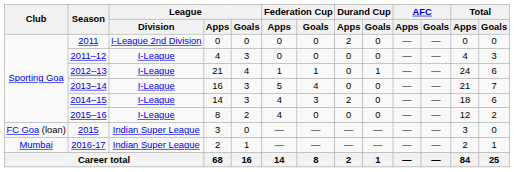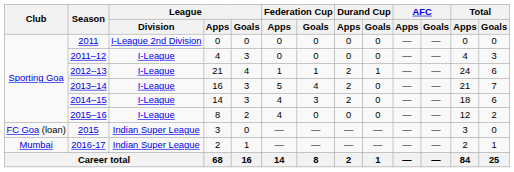(349, 42) 2 -> (349, 42) 0
(349, 71) 0 -> (349, 71) 2
(349, 86) 0 -> (349, 86) 2
